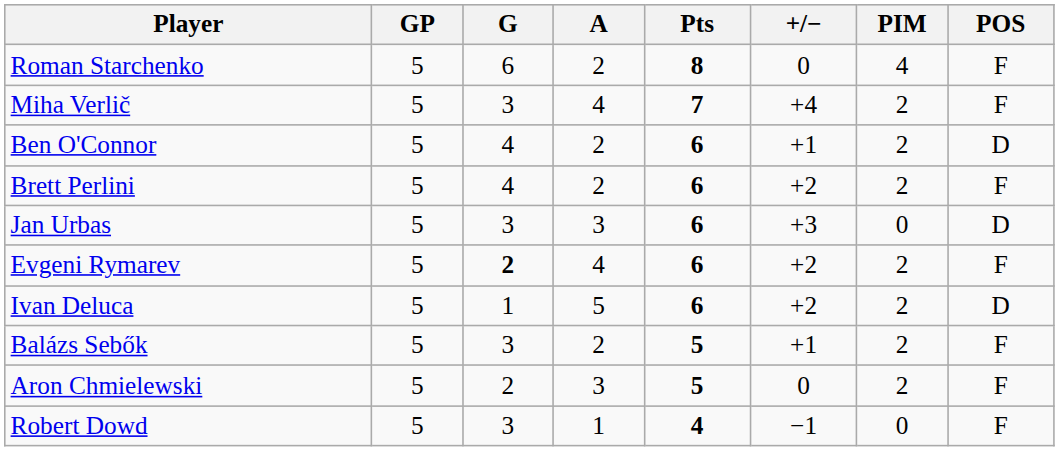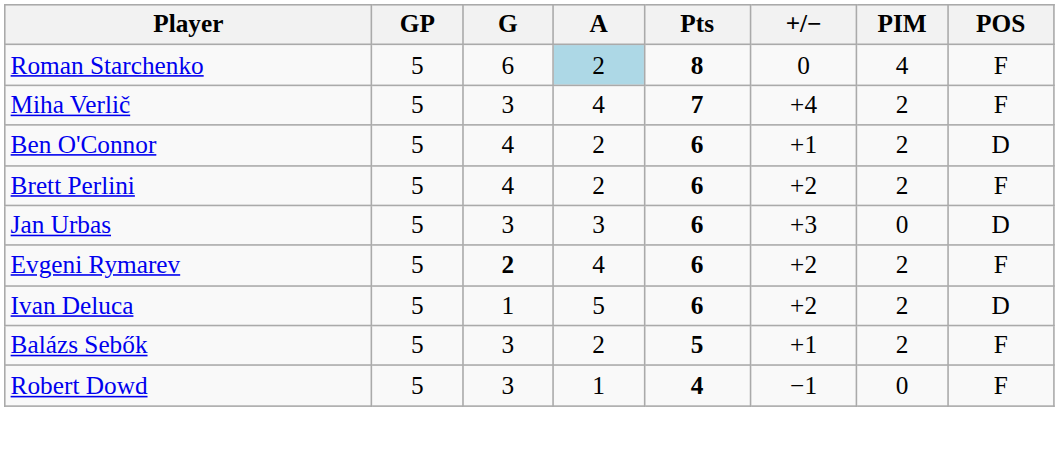(599, 64) no background -> (599, 64) lightblue background
- row: (106, 385)
